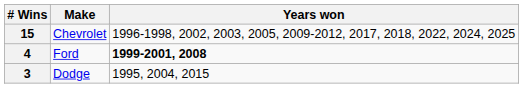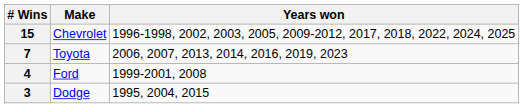+ row: (27, 54)
(159, 54) bold -> (159, 74) normal
